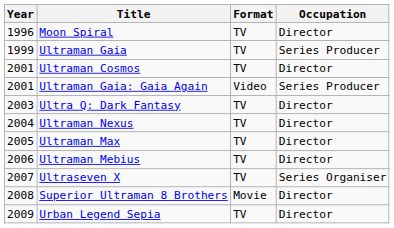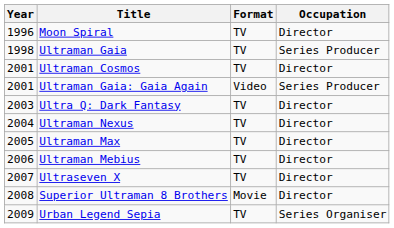(21, 50) 1999 -> (21, 50) 1998
(333, 178) Series Organiser -> (306, 178) Director
(306, 214) Director -> (333, 214) Series Organiser
